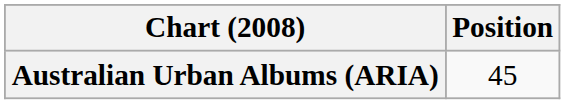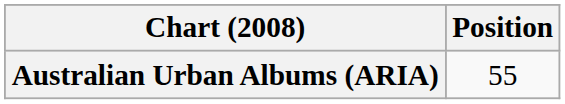(503, 74) 45 -> (503, 74) 55
